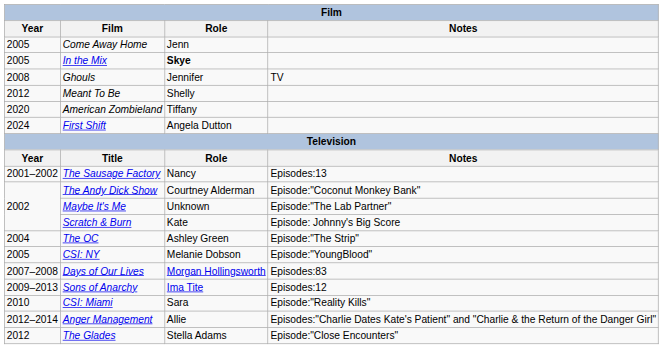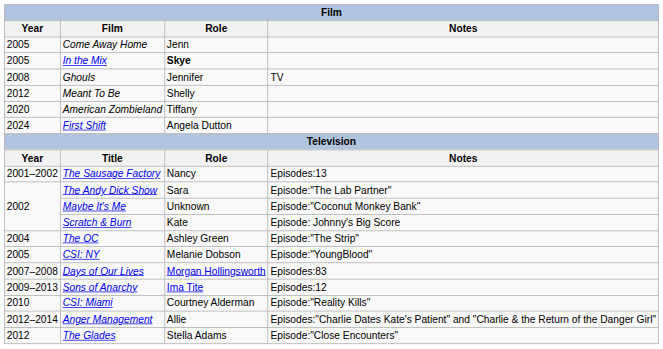(211, 190) Courtney Alderman -> (178, 190) Sara
(345, 190) Episode:"Coconut Monkey Bank" -> (331, 190) Episode:"The Lab Partner"
(331, 207) Episode:"The Lab Partner" -> (345, 207) Episode:"Coconut Monkey Bank"
(178, 304) Sara -> (211, 304) Courtney Alderman
